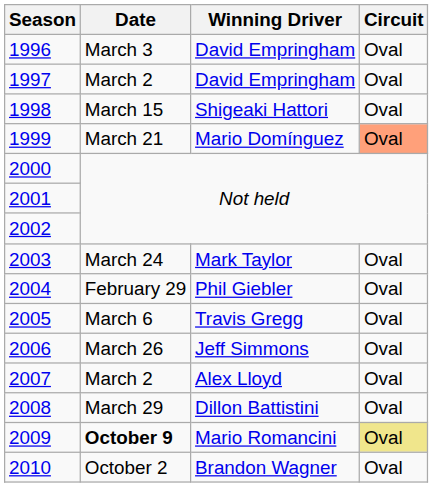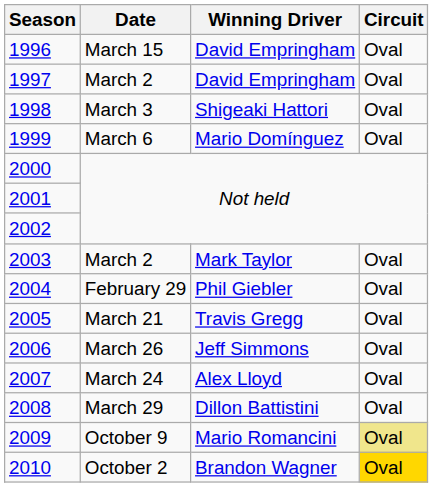(119, 50) March 3 -> (124, 50) March 15
(124, 109) March 15 -> (119, 109) March 3
(124, 139) March 21 -> (119, 139) March 6
(383, 139) lightsalmon background -> (383, 139) no background
(124, 258) March 24 -> (119, 258) March 2
(119, 318) March 6 -> (124, 318) March 21
(119, 378) March 2 -> (124, 378) March 24
(129, 437) bold -> (126, 437) normal
(383, 467) no background -> (383, 467) gold background
